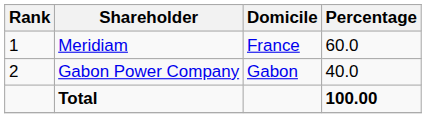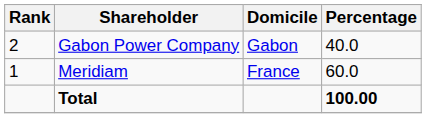rows swapped: (93, 44) <-> (149, 71)
